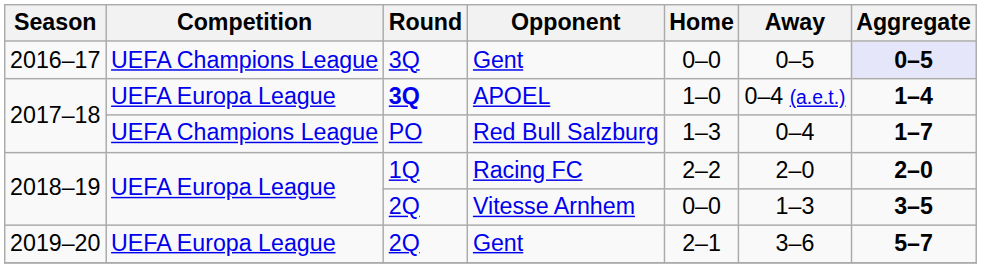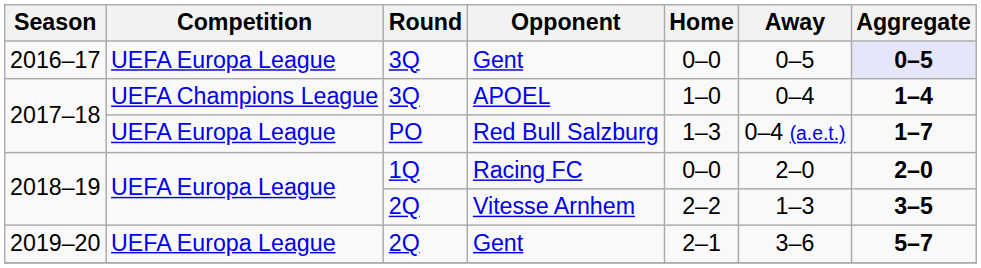(245, 59) UEFA Champions League -> (223, 59) UEFA Europa League
(223, 96) UEFA Europa League -> (245, 96) UEFA Champions League
(404, 96) bold -> (404, 96) normal
(795, 96) 0–4 (a.e.t.) -> (795, 96) 0–4
(245, 133) UEFA Champions League -> (223, 133) UEFA Europa League
(795, 133) 0–4 -> (795, 133) 0–4 (a.e.t.)
(702, 170) 2–2 -> (702, 170) 0–0
(702, 206) 0–0 -> (702, 206) 2–2
